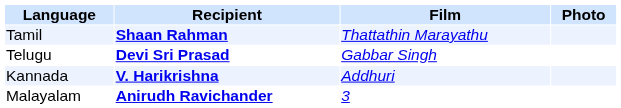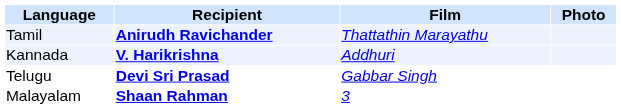(172, 35) Shaan Rahman -> (194, 35) Anirudh Ravichander
rows swapped: (29, 55) <-> (37, 75)
(194, 96) Anirudh Ravichander -> (172, 96) Shaan Rahman
